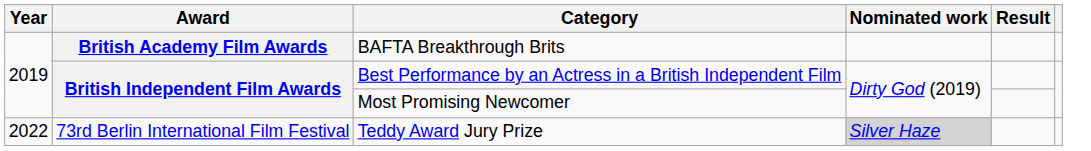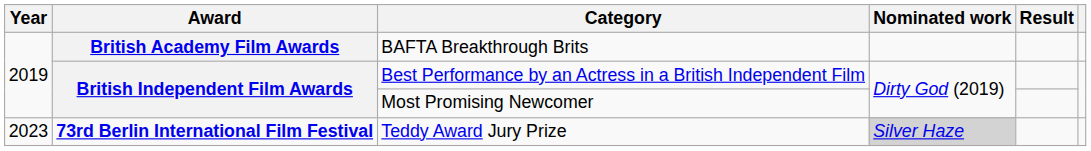(28, 131) 2022 -> (28, 131) 2023
(203, 131) normal -> (215, 131) bold
